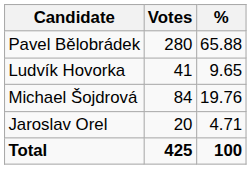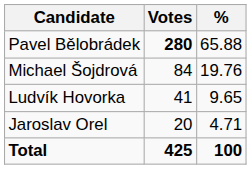(178, 44) normal -> (178, 44) bold
rows swapped: (73, 97) <-> (67, 71)
